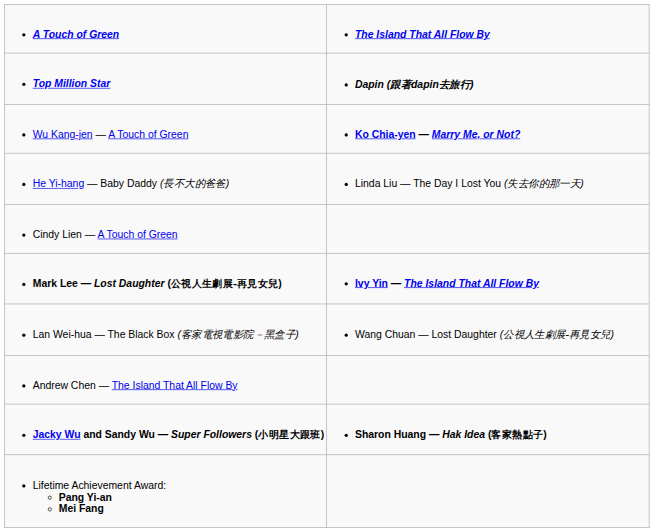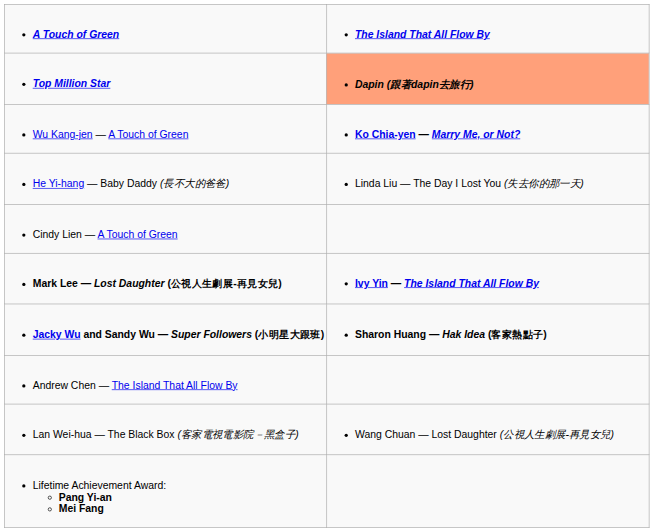(488, 85) no background -> (488, 85) lightsalmon background
rows swapped: (165, 335) <-> (165, 435)
